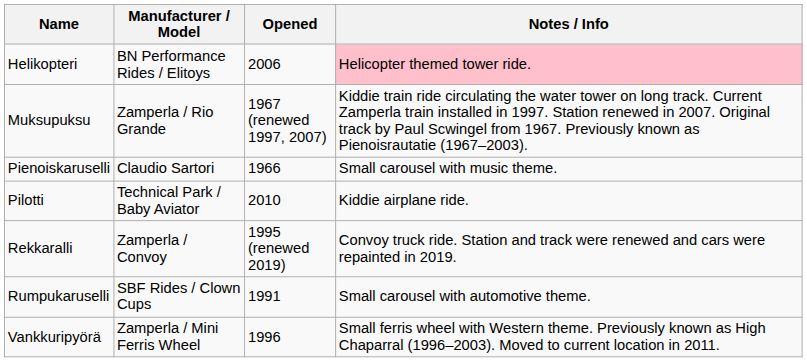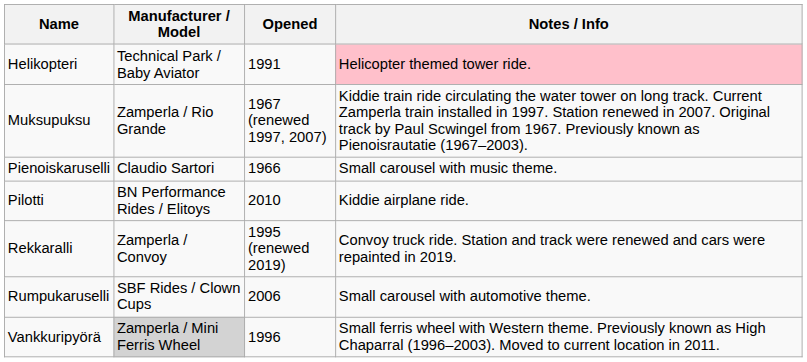(171, 64) BN Performance Rides / Elitoys -> (169, 64) Technical Park / Baby Aviator
(264, 64) 2006 -> (264, 64) 1991
(169, 200) Technical Park / Baby Aviator -> (171, 200) BN Performance Rides / Elitoys
(264, 297) 1991 -> (264, 297) 2006
(168, 336) no background -> (168, 336) lightgrey background
